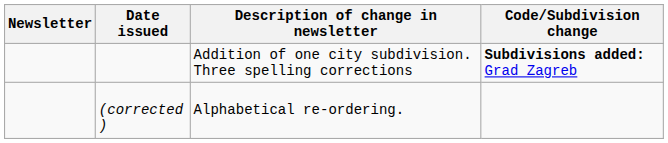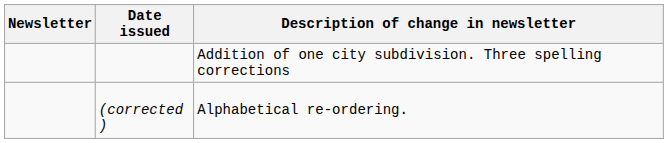- column: (572, 24)
